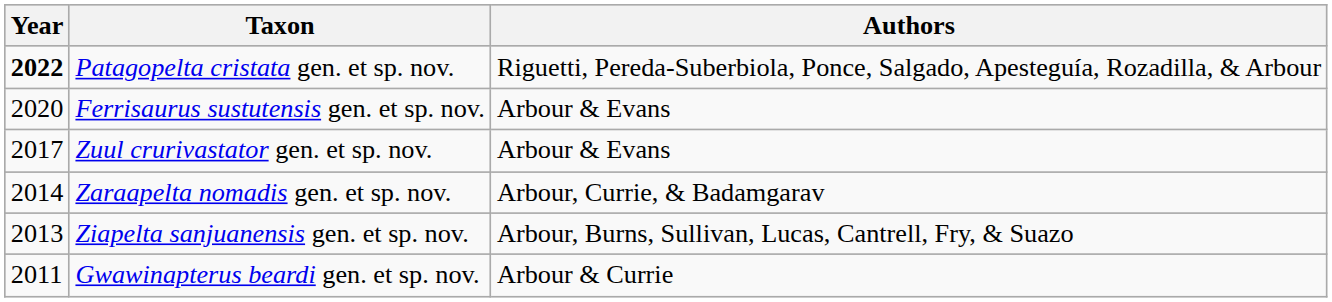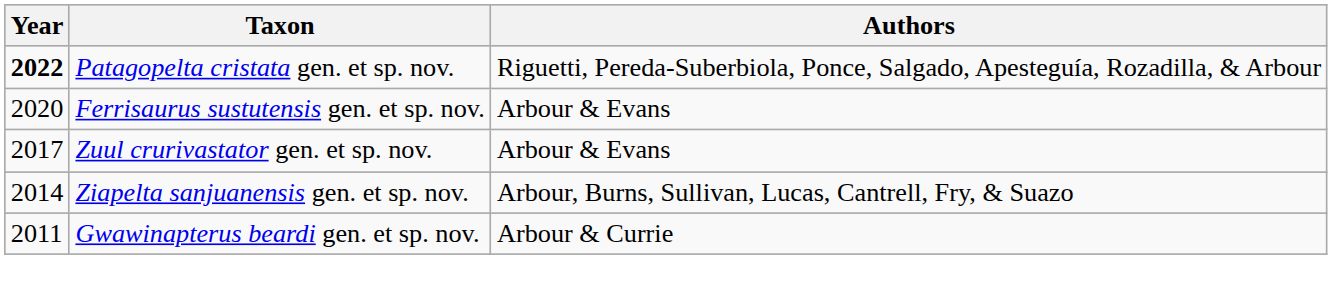- row: (263, 191)
(37, 233) 2013 -> (37, 191) 2014
